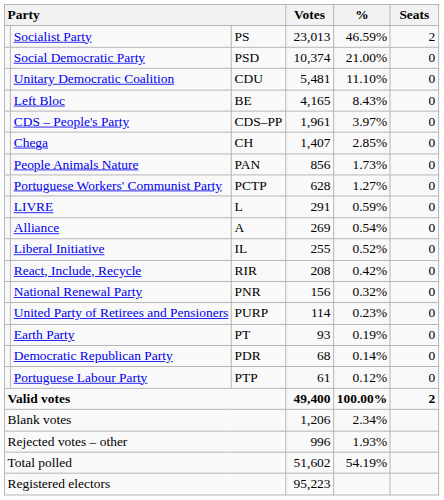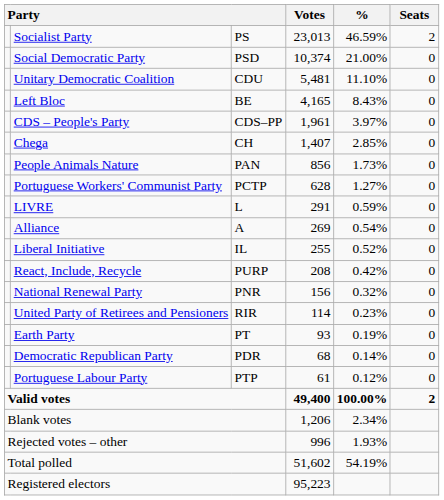(246, 270) RIR -> (251, 270) PURP
(251, 313) PURP -> (246, 313) RIR
